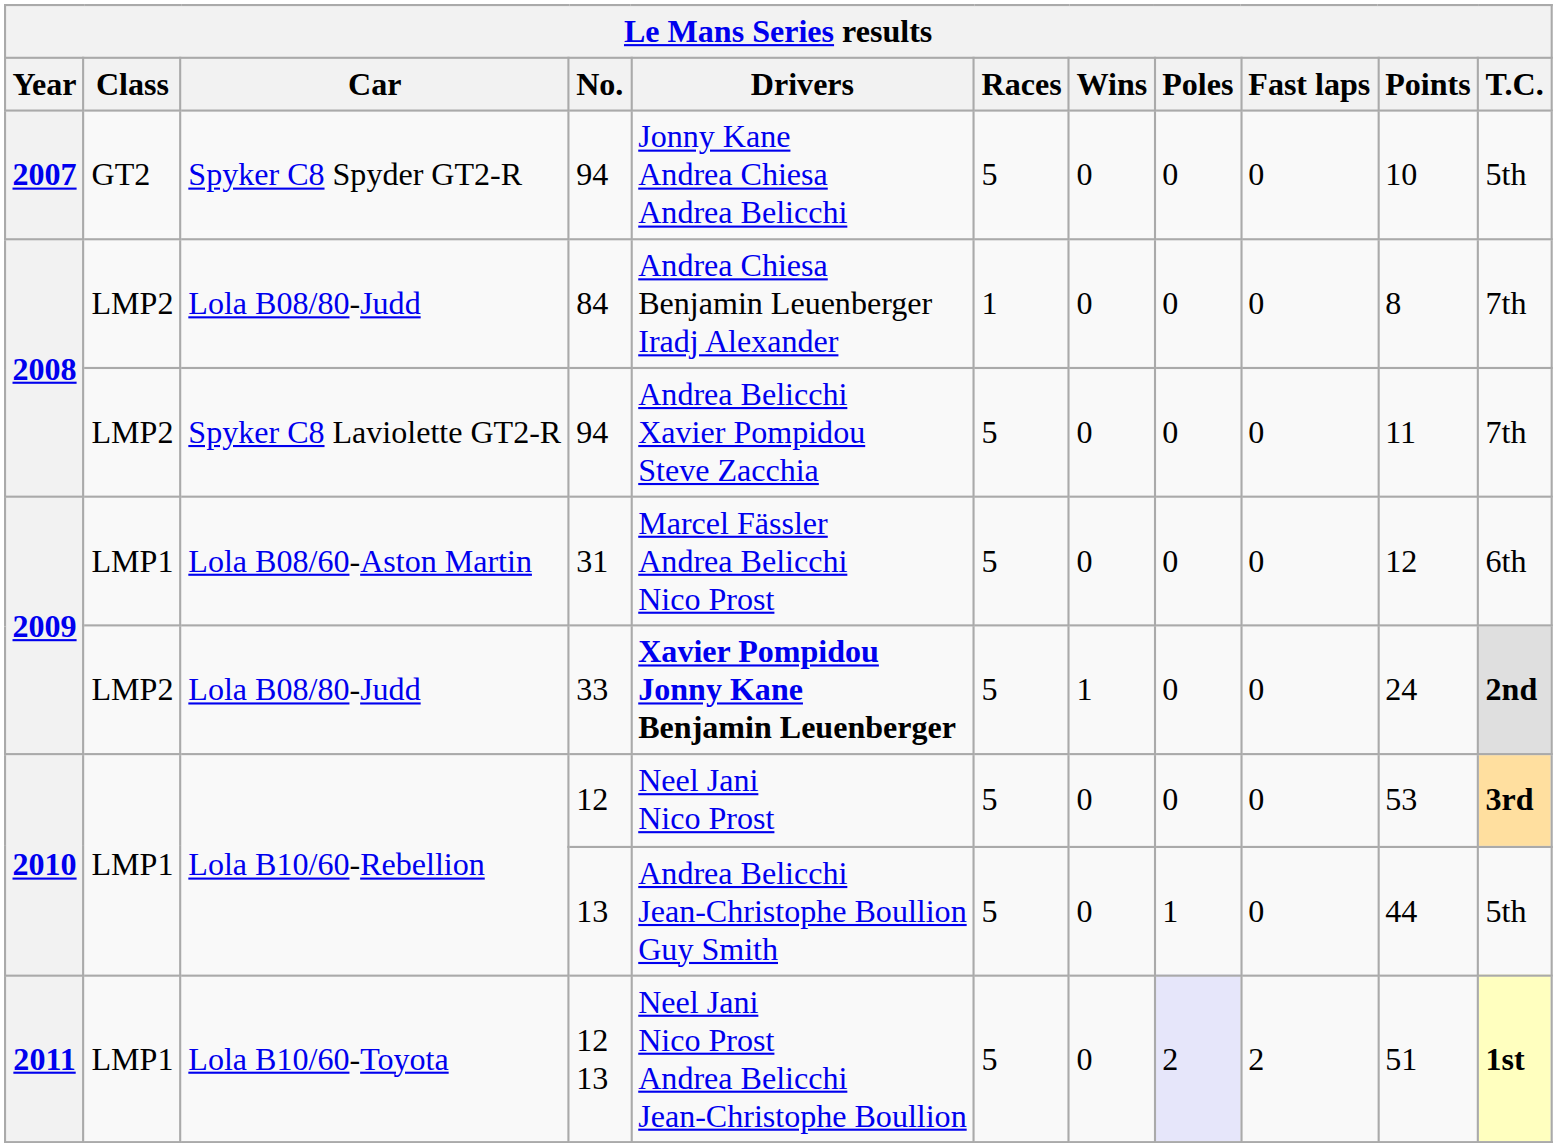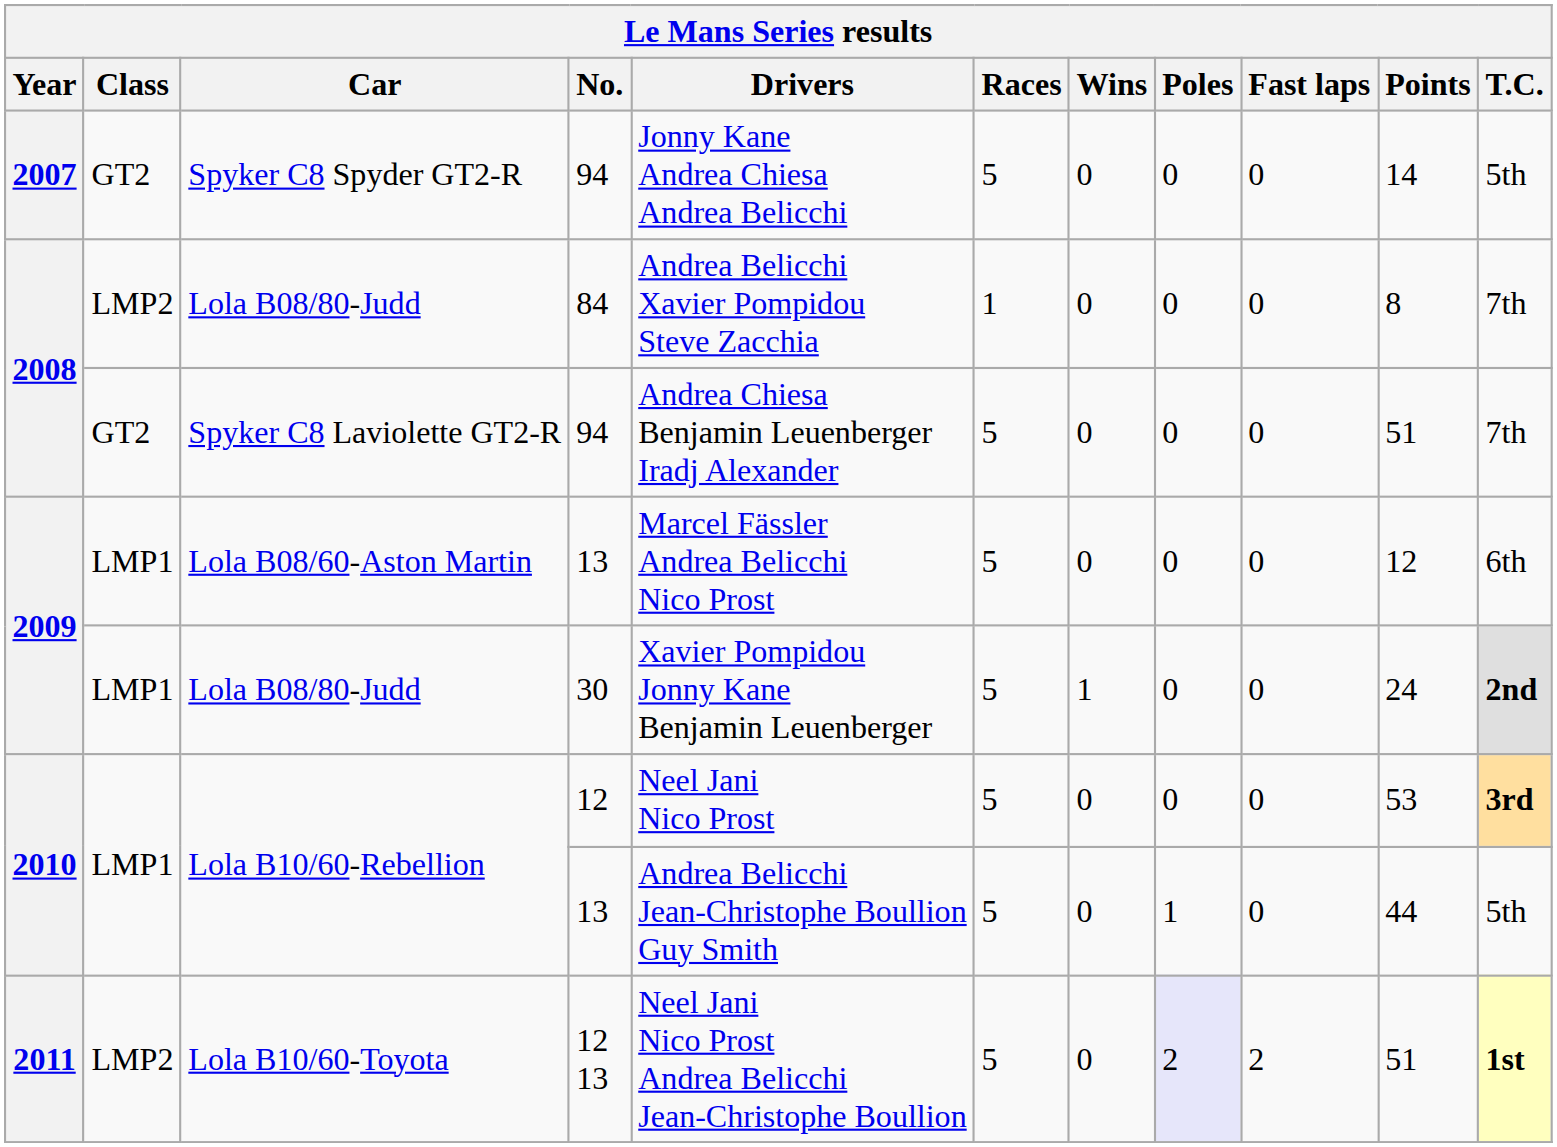(1401, 174) 10 -> (1401, 174) 14
(785, 303) Andrea Chiesa Benjamin Leuenberger Iradj Alexander -> (752, 303) Andrea Belicchi Xavier Pompidou Steve Zacchia
(132, 432) LMP2 -> (121, 432) GT2
(752, 432) Andrea Belicchi Xavier Pompidou Steve Zacchia -> (785, 432) Andrea Chiesa Benjamin Leuenberger Iradj Alexander
(1401, 432) 11 -> (1401, 432) 51
(592, 561) 31 -> (592, 561) 13
(132, 690) LMP2 -> (132, 690) LMP1
(592, 690) 33 -> (592, 690) 30
(797, 690) bold -> (785, 690) normal
(132, 1057) LMP1 -> (132, 1057) LMP2
